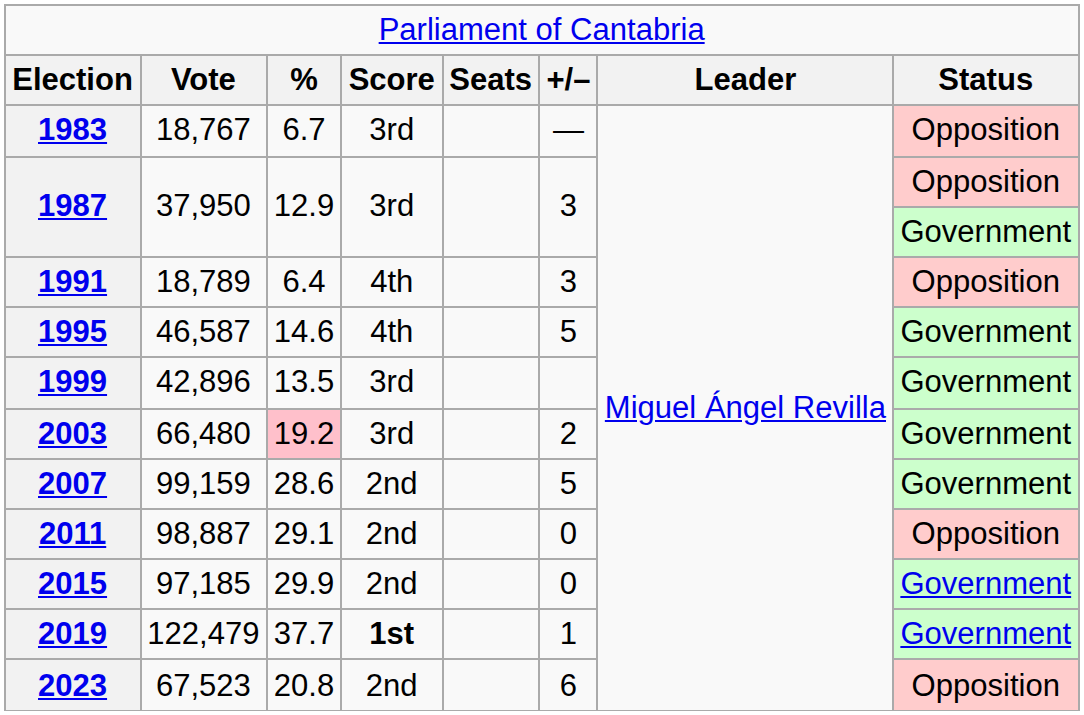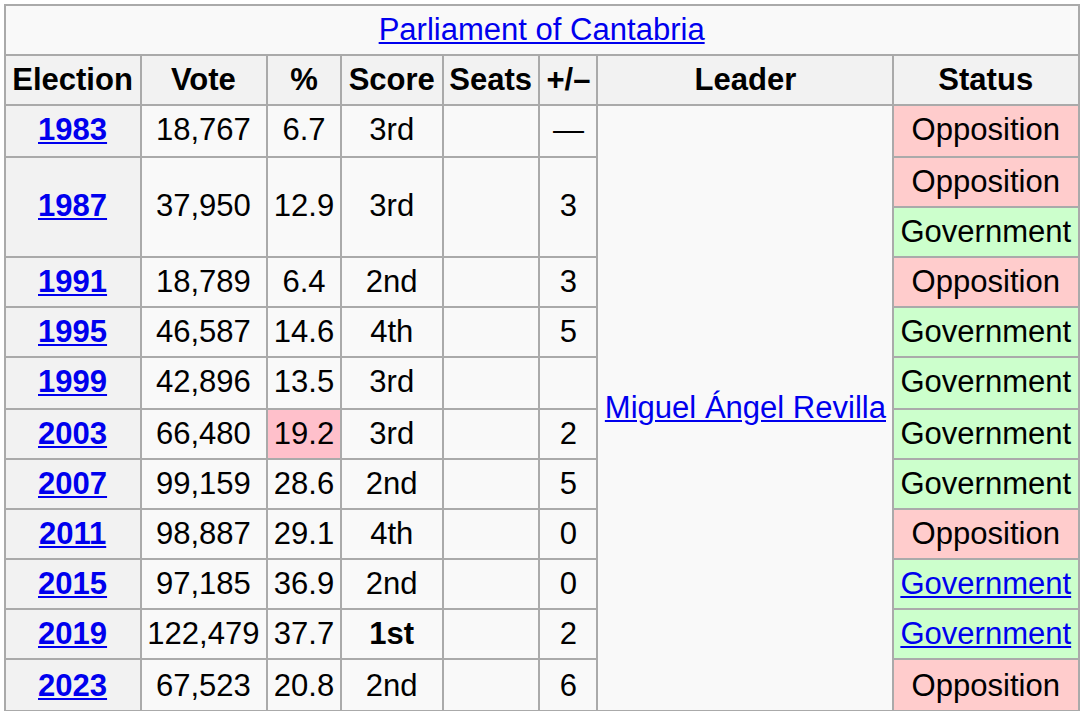(392, 281) 4th -> (392, 281) 2nd
(392, 532) 2nd -> (392, 532) 4th
(304, 583) 29.9 -> (304, 583) 36.9
(568, 633) 1 -> (568, 633) 2
